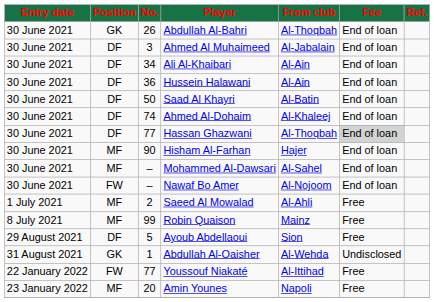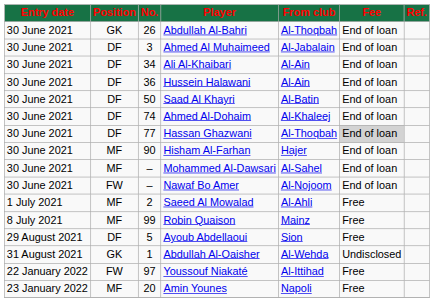(150, 271) 77 -> (150, 271) 97
